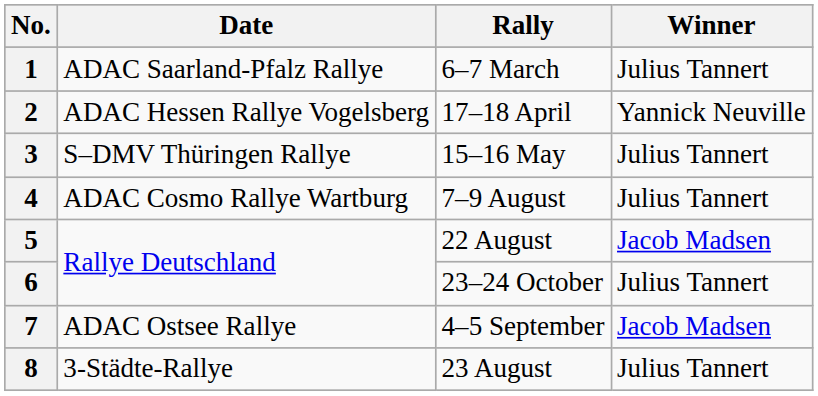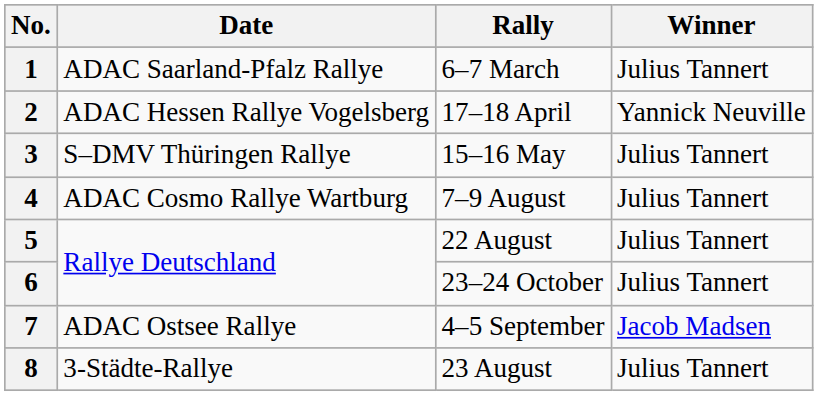(694, 240) Jacob Madsen -> (693, 240) Julius Tannert
